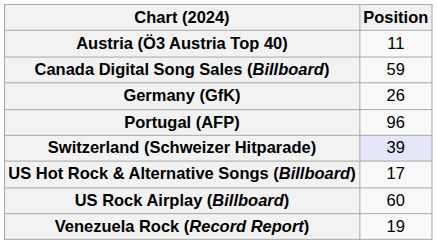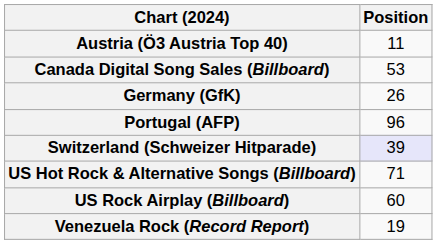(396, 69) 59 -> (396, 69) 53
(396, 174) 17 -> (396, 174) 71
